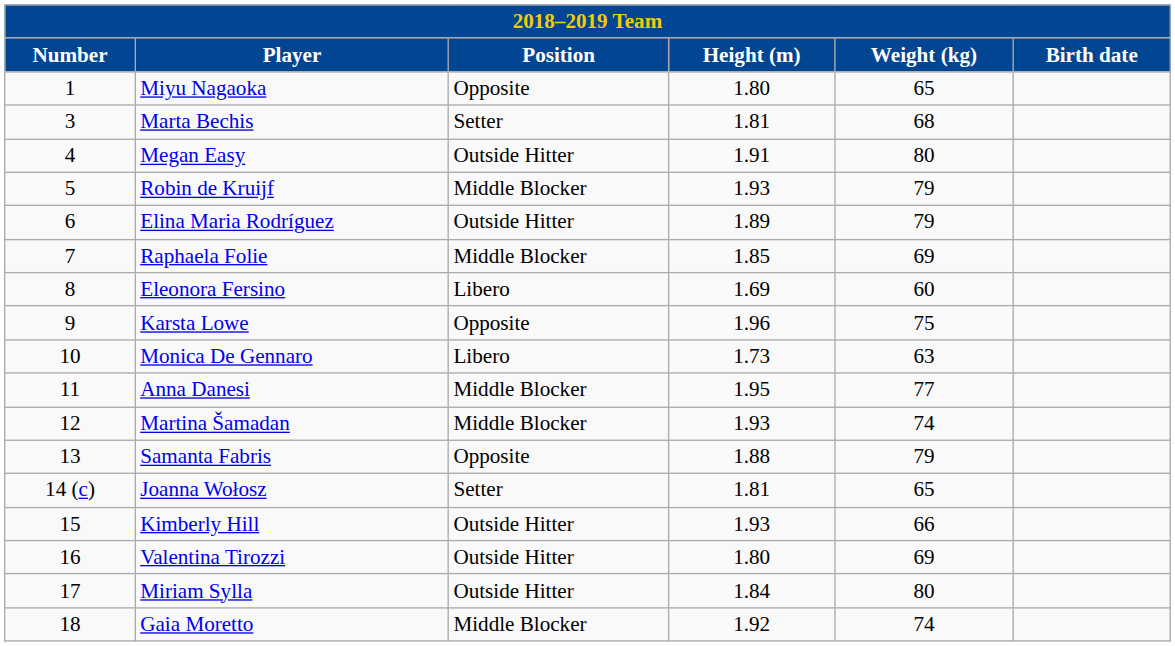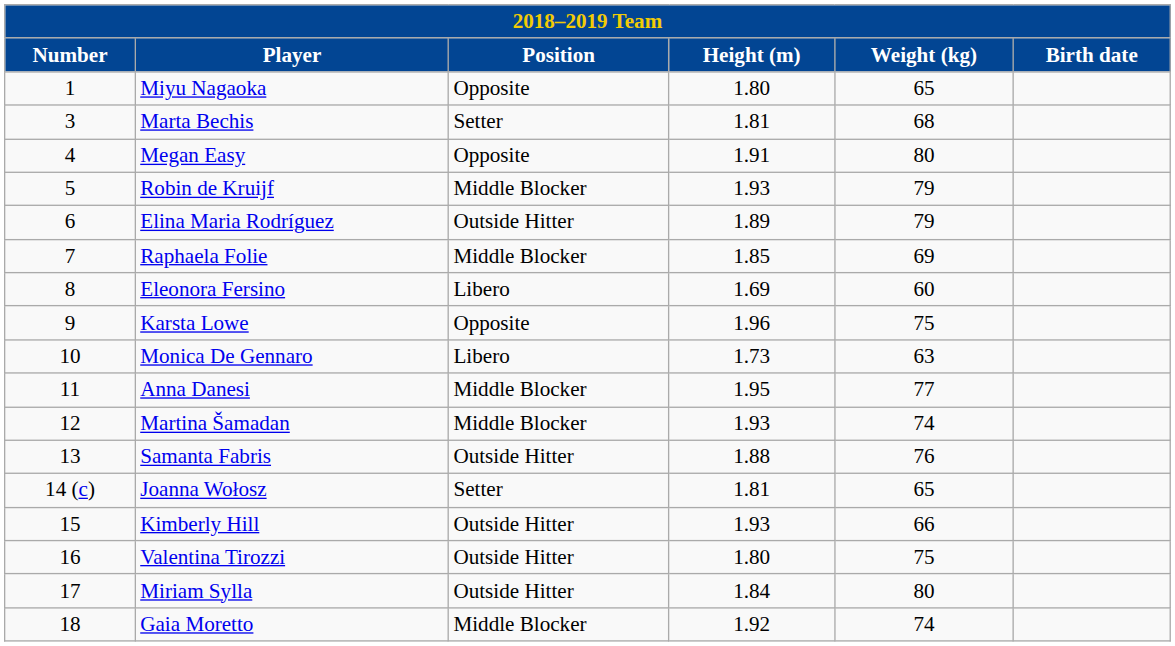(514, 155) Outside Hitter -> (492, 155) Opposite
(492, 456) Opposite -> (514, 456) Outside Hitter
(924, 456) 79 -> (924, 456) 76
(924, 557) 69 -> (924, 557) 75
